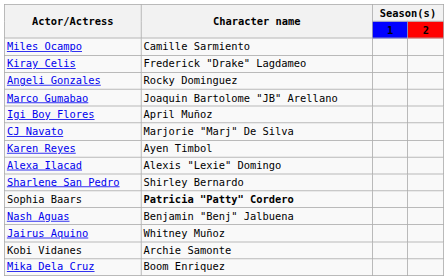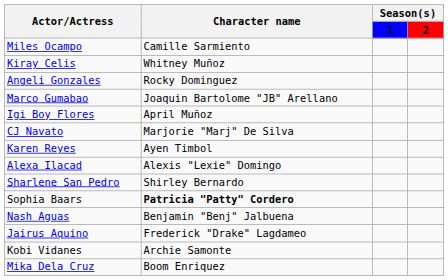(225, 64) Frederick "Drake" Lagdameo -> (184, 64) Whitney Muñoz
(184, 233) Whitney Muñoz -> (225, 233) Frederick "Drake" Lagdameo
